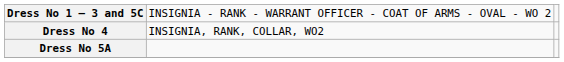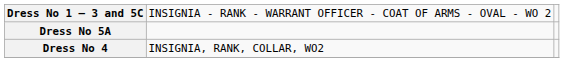rows swapped: (75, 48) <-> (75, 31)
